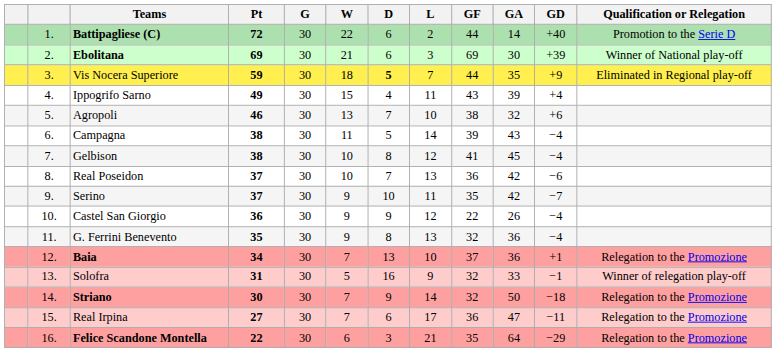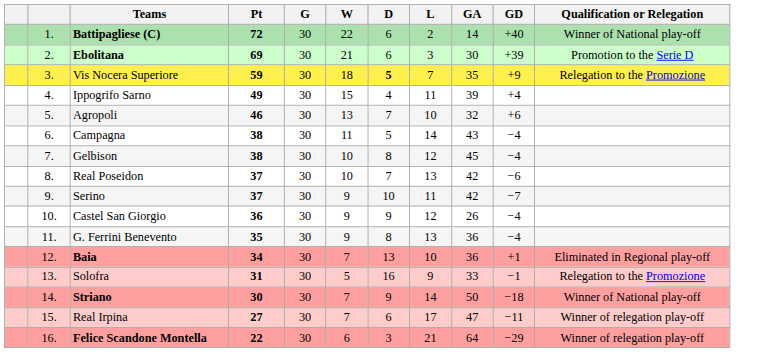- column: (472, 14)
(674, 34) Promotion to the Serie D -> (632, 34) Winner of National play-off
(674, 54) Winner of National play-off -> (632, 54) Promotion to the Serie D
(674, 74) Eliminated in Regional play-off -> (632, 74) Relegation to the Promozione
(674, 256) Relegation to the Promozione -> (632, 256) Eliminated in Regional play-off
(674, 276) Winner of relegation play-off -> (632, 276) Relegation to the Promozione
(674, 296) Relegation to the Promozione -> (632, 296) Winner of National play-off
(674, 317) Relegation to the Promozione -> (632, 317) Winner of relegation play-off
(674, 337) Relegation to the Promozione -> (632, 337) Winner of relegation play-off
